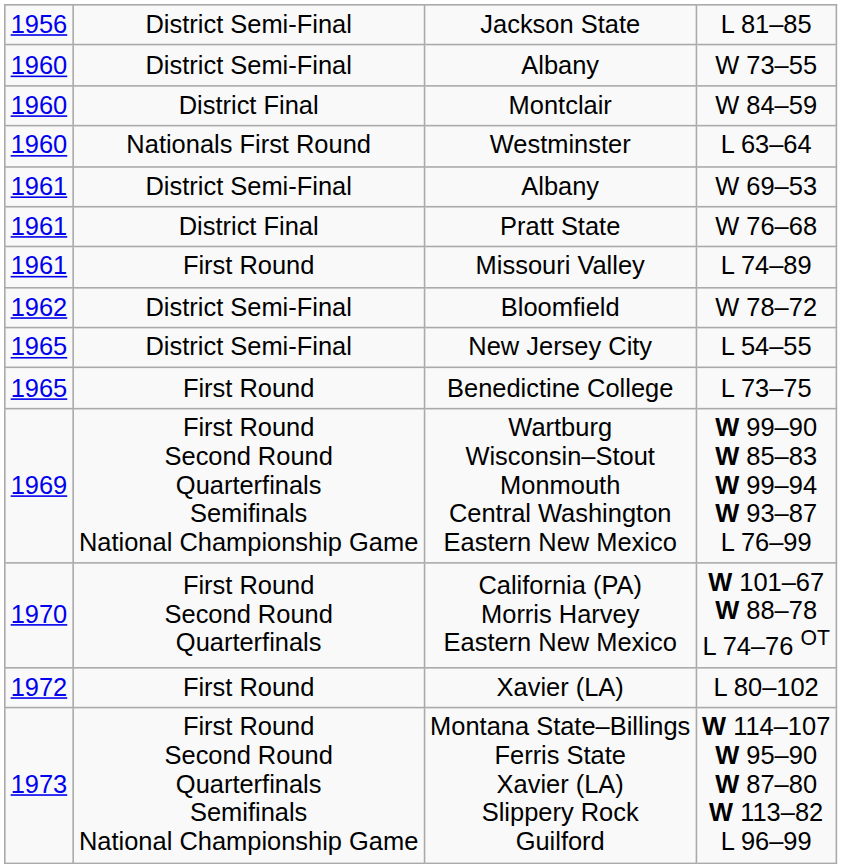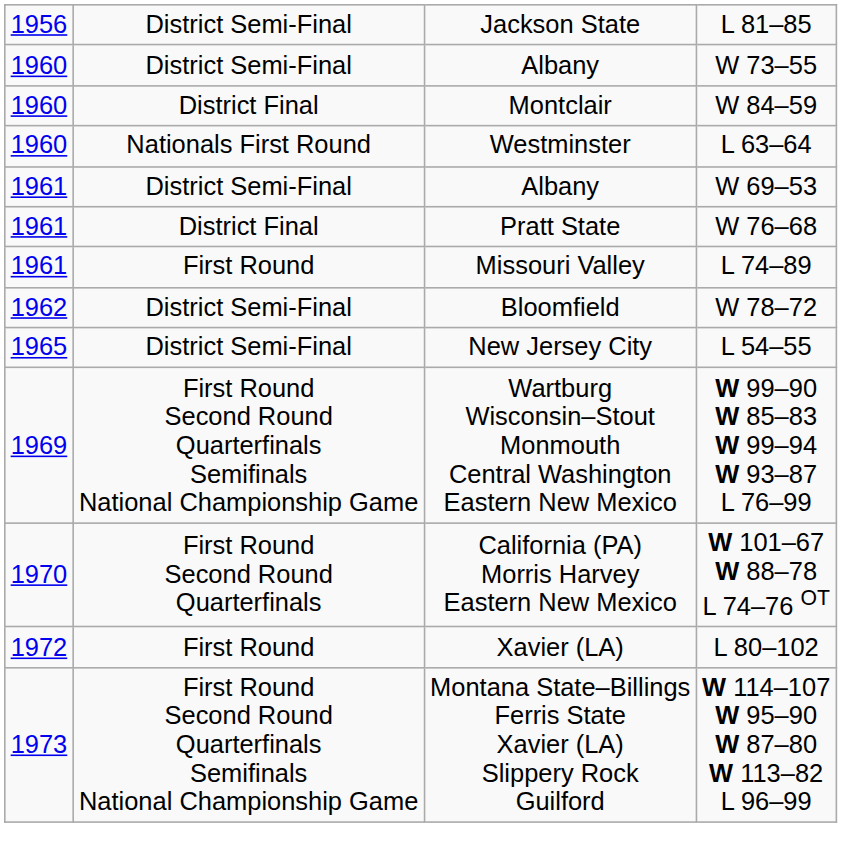- row: (560, 387)
